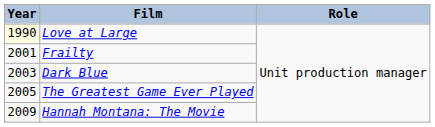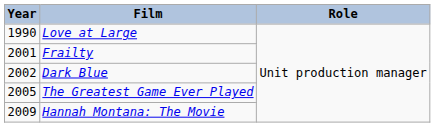(22, 34) lightyellow background -> (22, 34) no background
(22, 73) 2003 -> (22, 73) 2002
